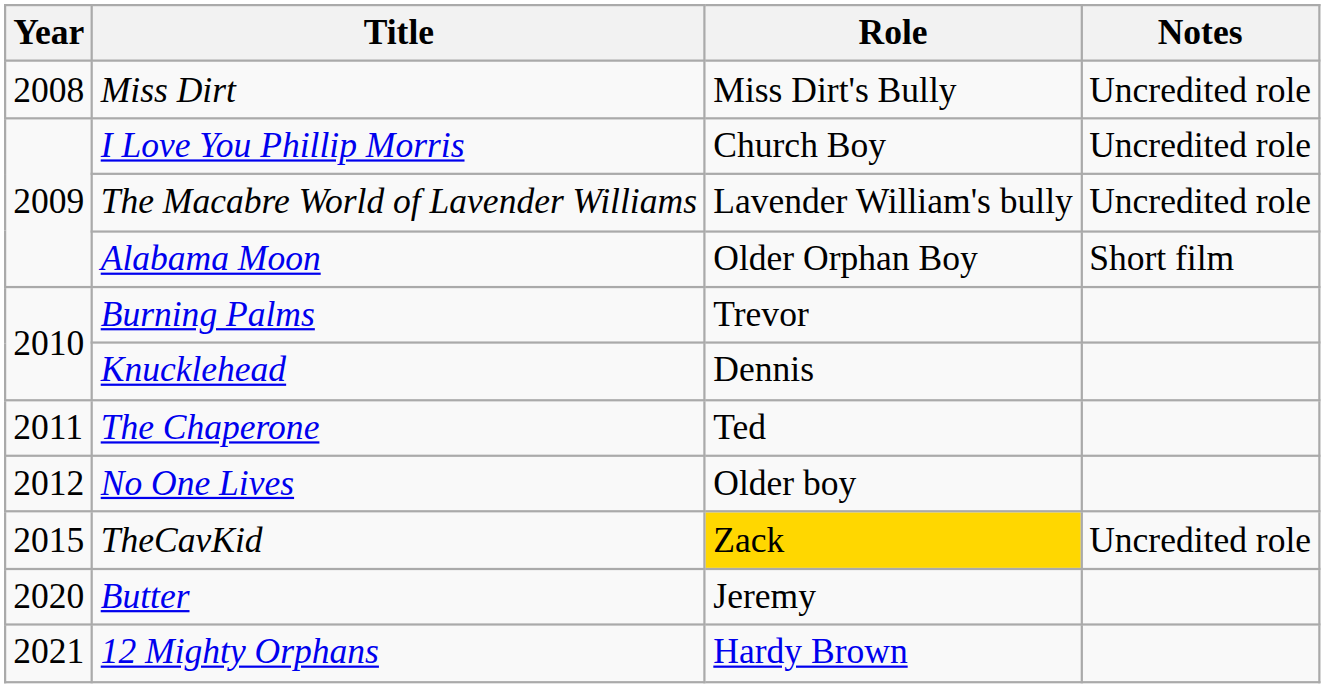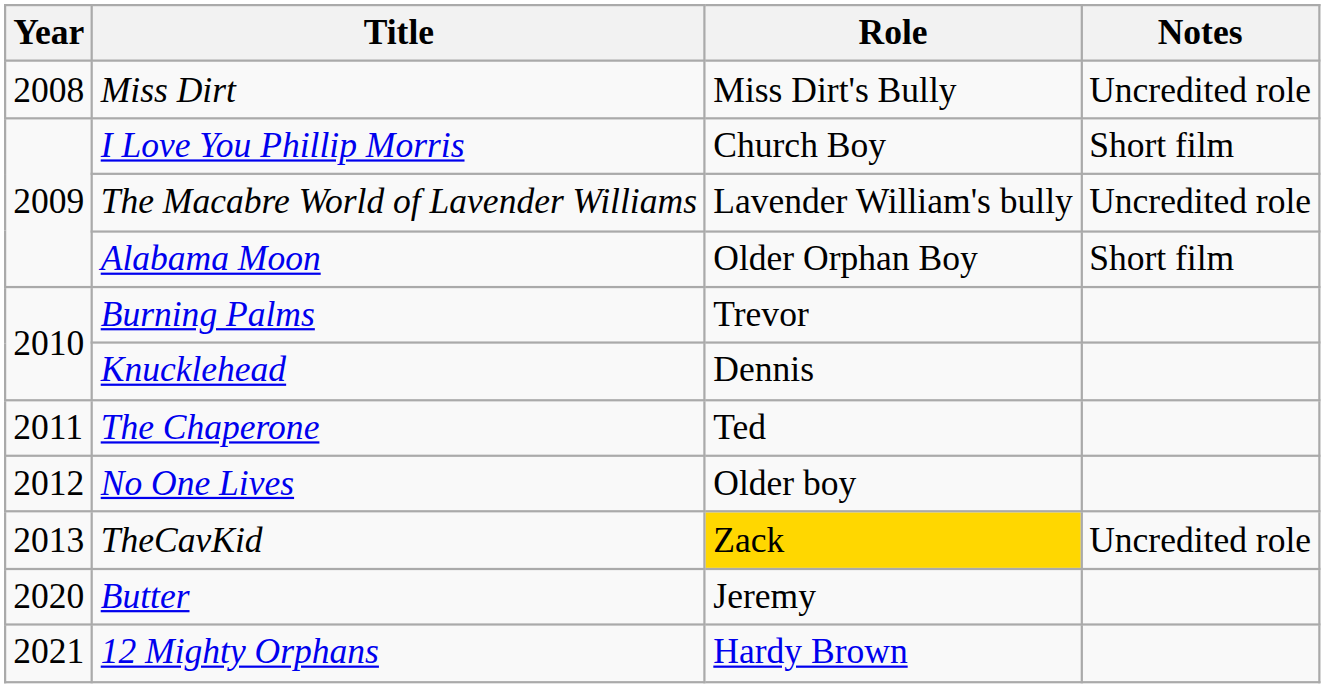(1200, 145) Uncredited role -> (1162, 145) Short film
(49, 539) 2015 -> (49, 539) 2013
